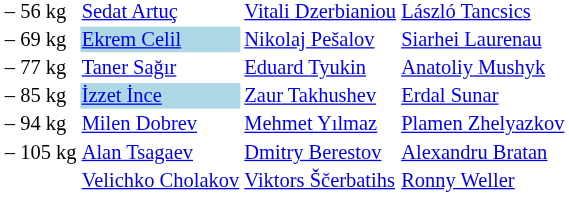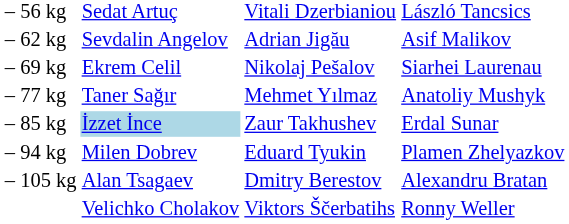+ row: (36, 39)
(131, 39) lightblue background -> (131, 67) no background
(305, 67) Eduard Tyukin -> (311, 95) Mehmet Yılmaz
(311, 123) Mehmet Yılmaz -> (305, 152) Eduard Tyukin
